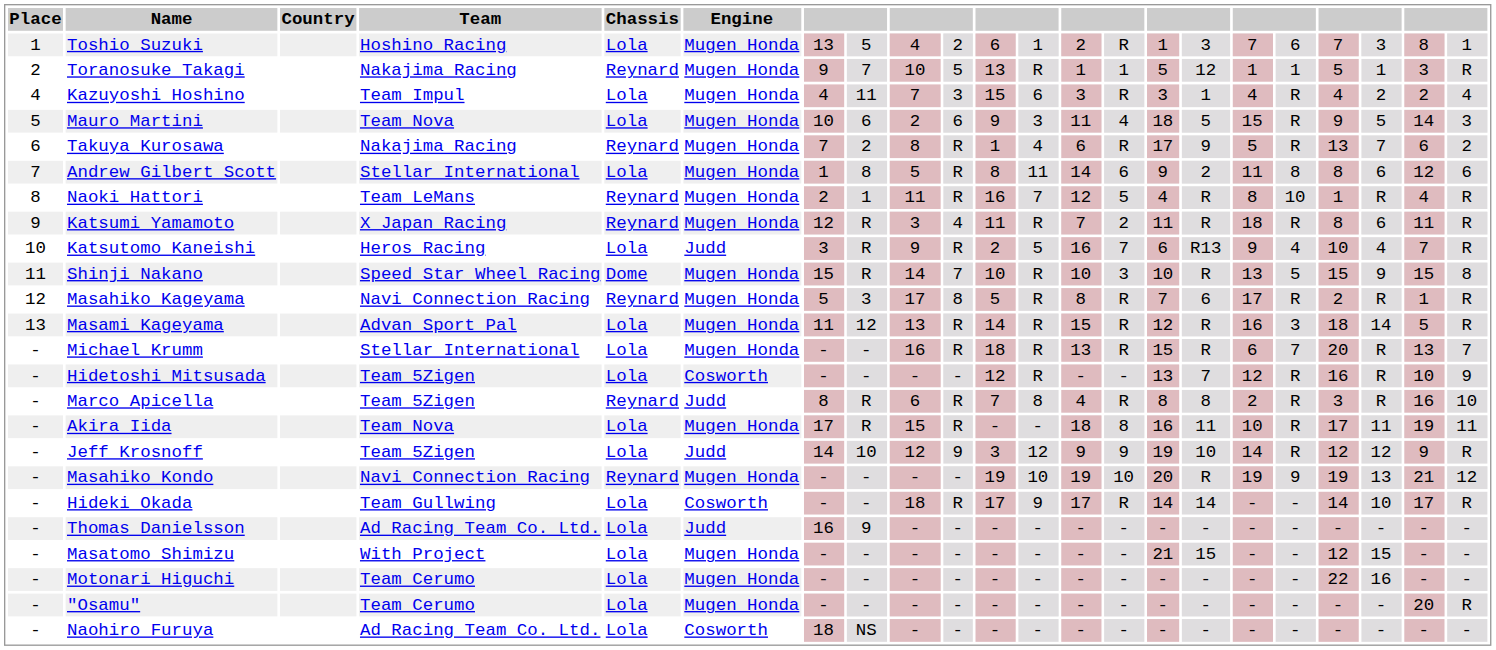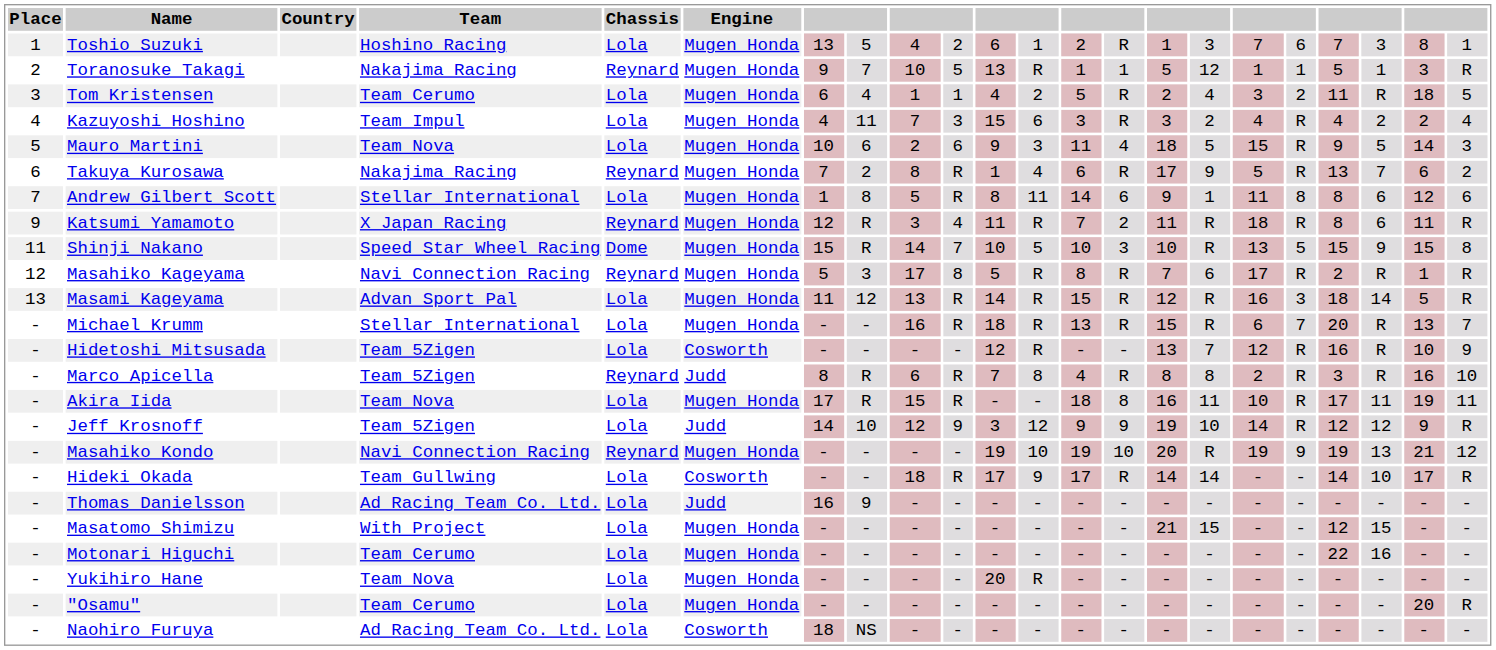+ row: (140, 96)
(1206, 96) 1 -> (1209, 121) 2
(1206, 172) 2 -> (1209, 198) 1
- row: (135, 198)
- row: (161, 249)
(1038, 274) R -> (1038, 249) 5
+ row: (135, 580)
